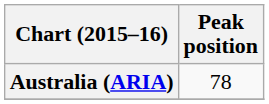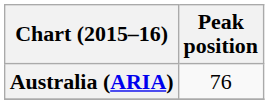(221, 81) 78 -> (221, 81) 76
